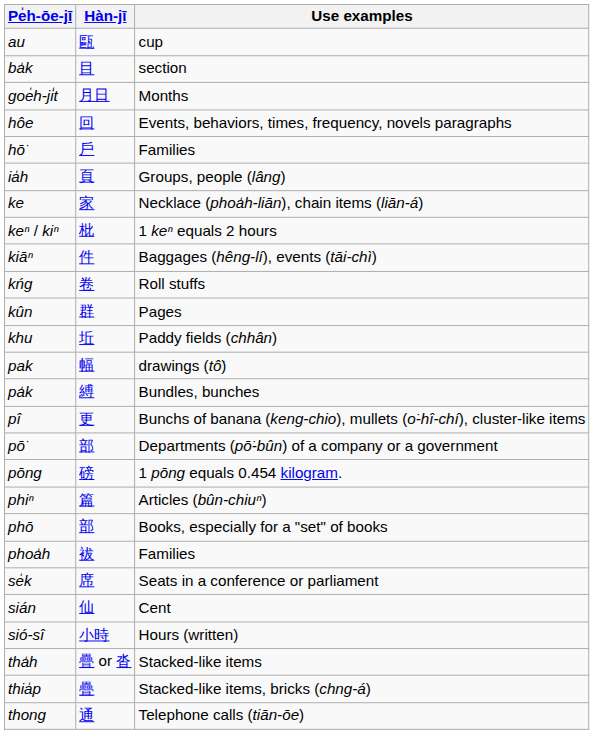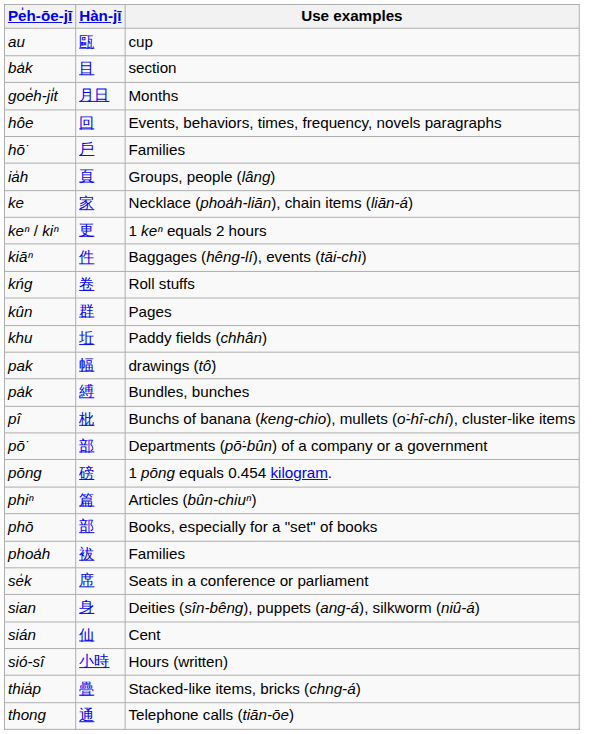(87, 230) 枇 -> (87, 230) 更
(87, 418) 更 -> (87, 418) 枇
+ row: (22, 608)
- row: (23, 662)
